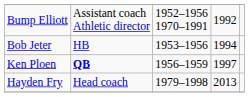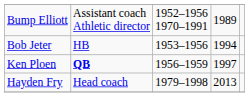(225, 20) 1992 -> (225, 20) 1989
